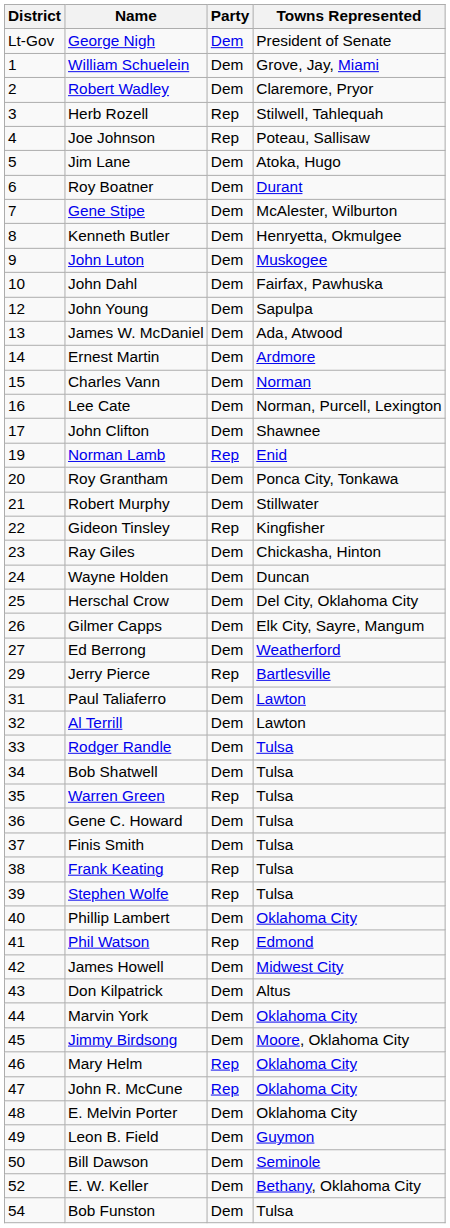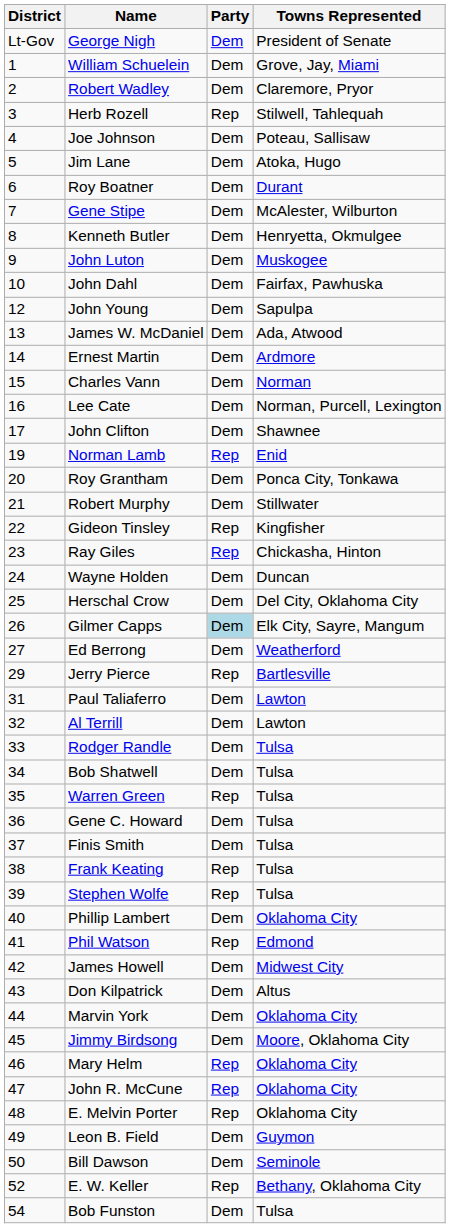(225, 138) Rep -> (227, 138) Dem
(227, 552) Dem -> (225, 552) Rep
(227, 625) no background -> (227, 625) lightblue background
(227, 1112) Dem -> (225, 1112) Rep
(227, 1185) Dem -> (225, 1185) Rep
